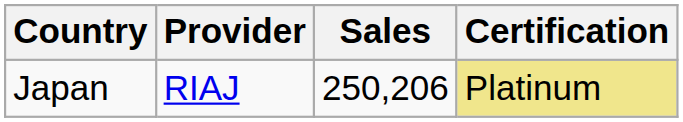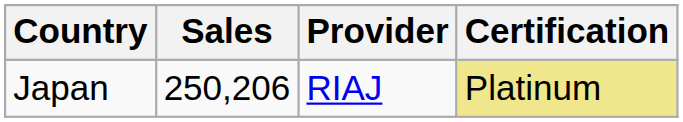columns swapped: (235, 32) <-> (385, 32)
